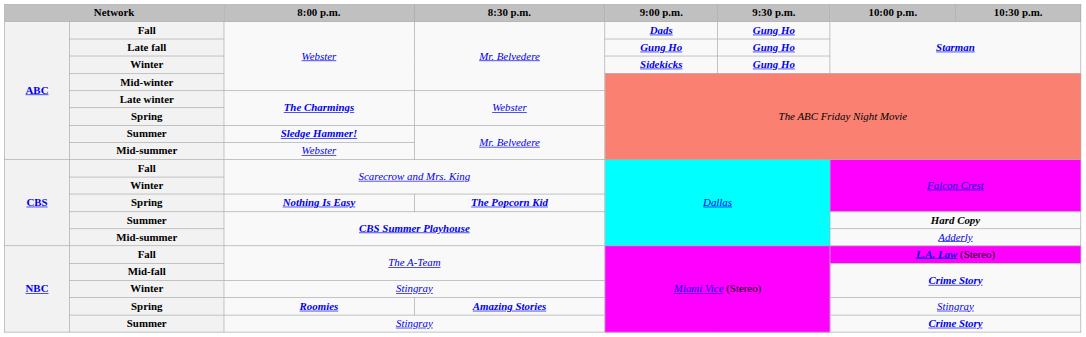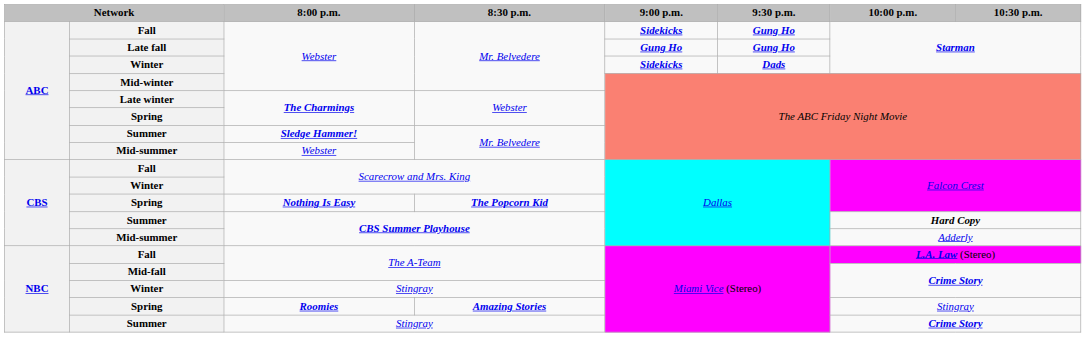(661, 30) Dads -> (661, 30) Sidekicks
(774, 64) Gung Ho -> (774, 64) Dads
